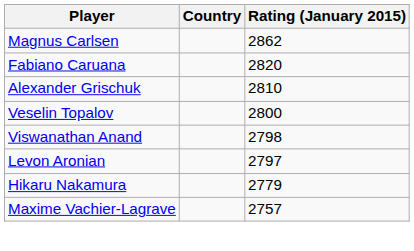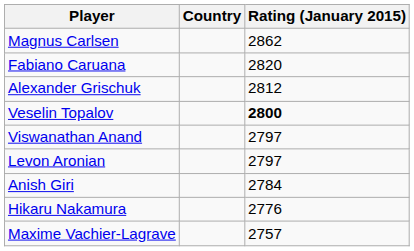(265, 88) 2810 -> (265, 88) 2812
(265, 112) normal -> (265, 112) bold
(265, 137) 2798 -> (265, 137) 2797
+ row: (41, 185)
(265, 185) 2779 -> (265, 209) 2776
